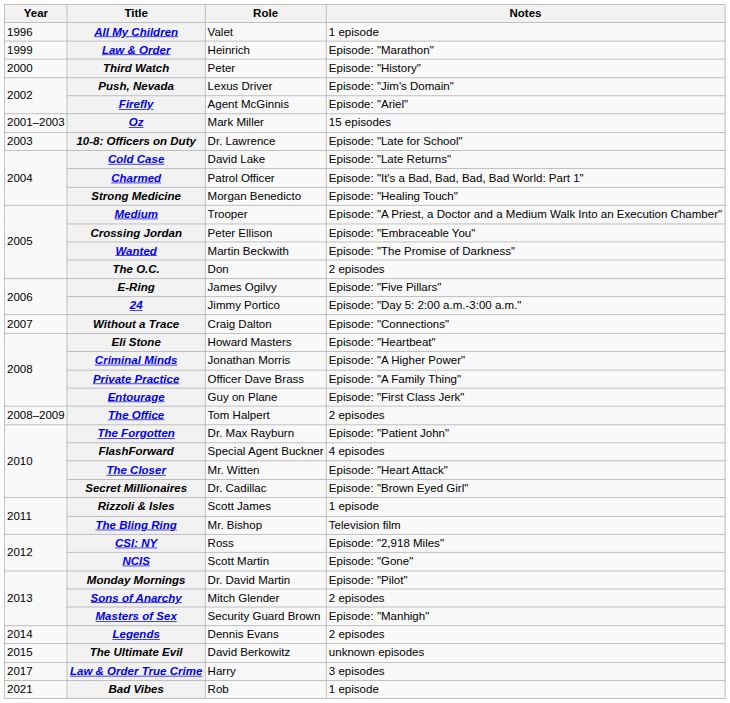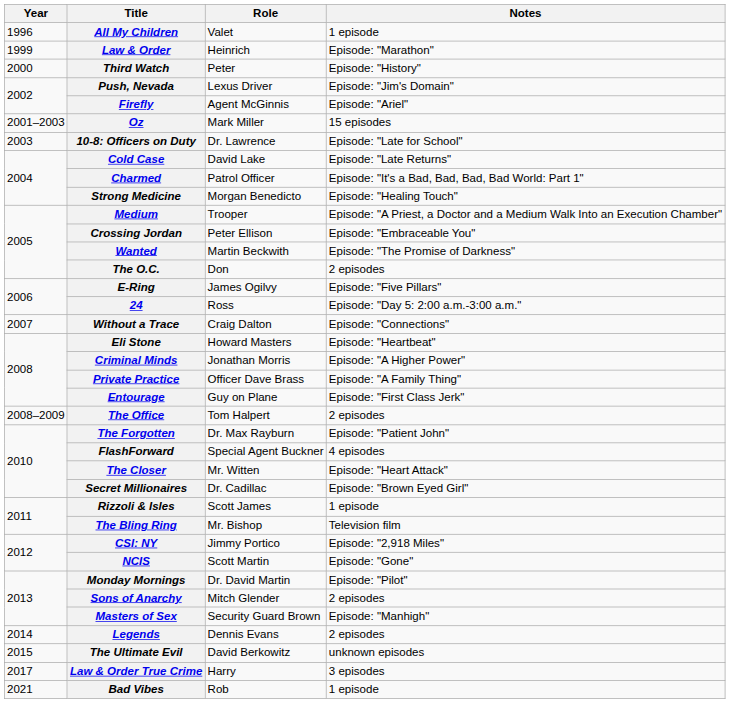(244, 305) Jimmy Portico -> (221, 305) Ross
(221, 543) Ross -> (244, 543) Jimmy Portico
